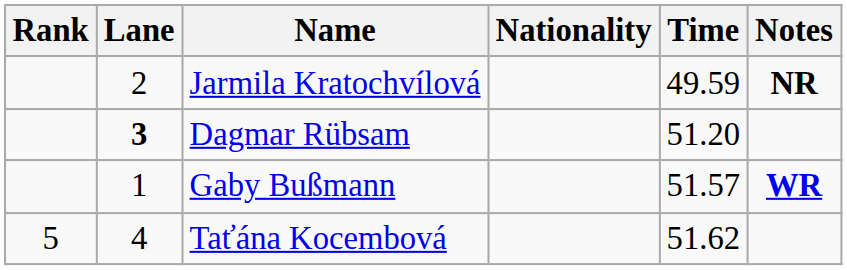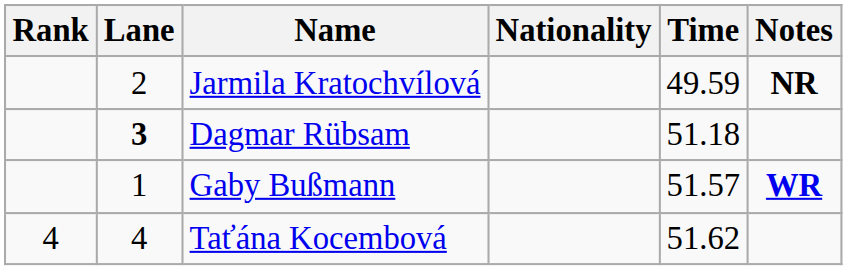(703, 133) 51.20 -> (703, 133) 51.18
(51, 237) 5 -> (51, 237) 4
